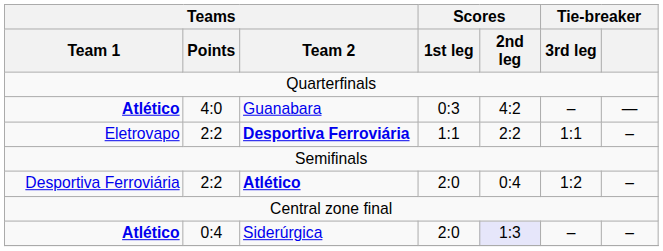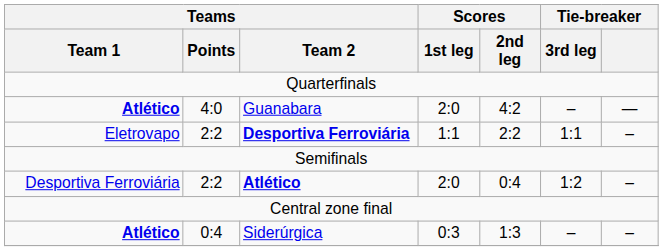(449, 109) 0:3 -> (449, 109) 2:0
(449, 233) 2:0 -> (449, 233) 0:3
(510, 233) lavender background -> (510, 233) no background
